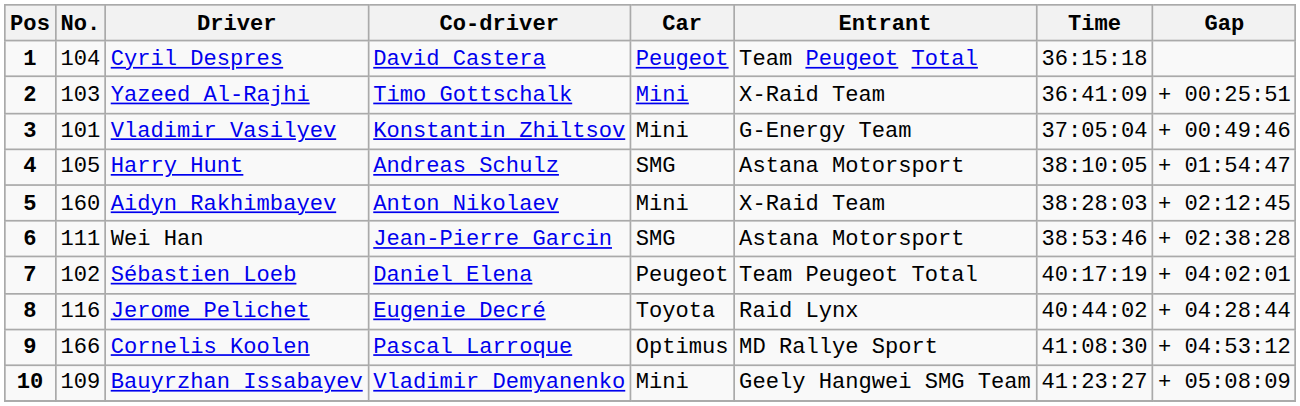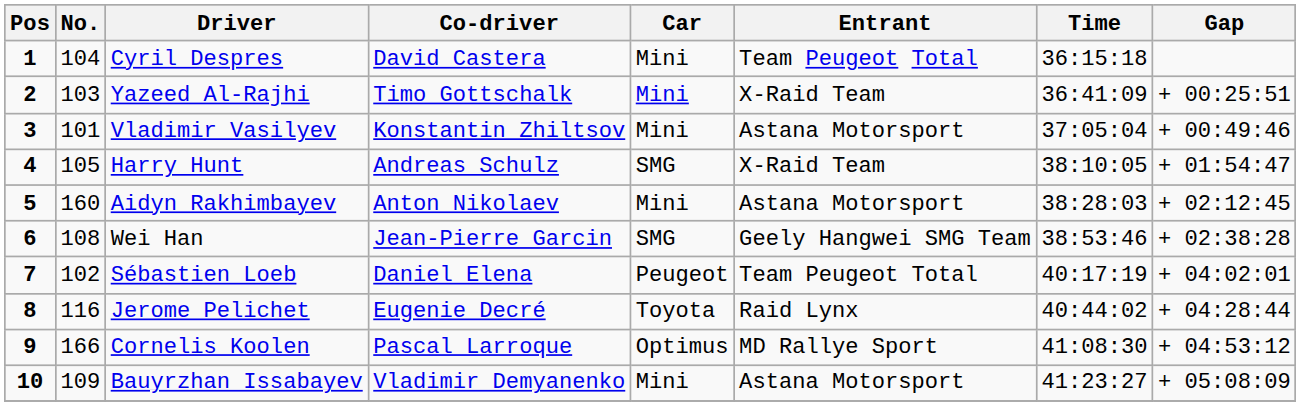(682, 59) Peugeot -> (662, 59) Mini
(825, 131) G-Energy Team -> (852, 131) Astana Motorsport
(852, 167) Astana Motorsport -> (812, 167) X-Raid Team
(812, 203) X-Raid Team -> (852, 203) Astana Motorsport
(80, 239) 111 -> (80, 239) 108
(852, 239) Astana Motorsport -> (885, 239) Geely Hangwei SMG Team
(885, 383) Geely Hangwei SMG Team -> (852, 383) Astana Motorsport
